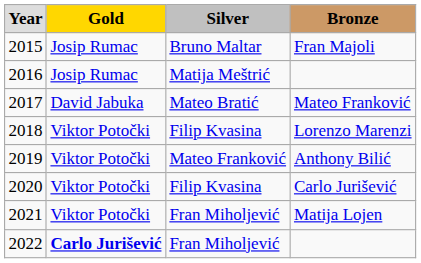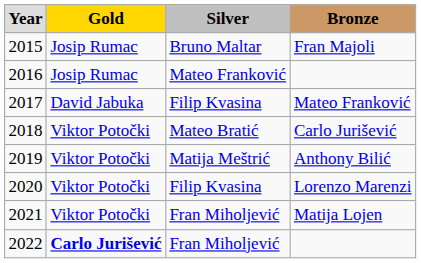(220, 74) Matija Meštrić -> (228, 74) Mateo Franković
(214, 102) Mateo Bratić -> (215, 102) Filip Kvasina
(215, 131) Filip Kvasina -> (214, 131) Mateo Bratić
(353, 131) Lorenzo Marenzi -> (345, 131) Carlo Jurišević
(228, 159) Mateo Franković -> (220, 159) Matija Meštrić
(345, 187) Carlo Jurišević -> (353, 187) Lorenzo Marenzi
